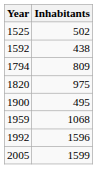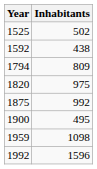+ row: (18, 102)
(79, 119) 1068 -> (79, 137) 1098
- row: (18, 155)
